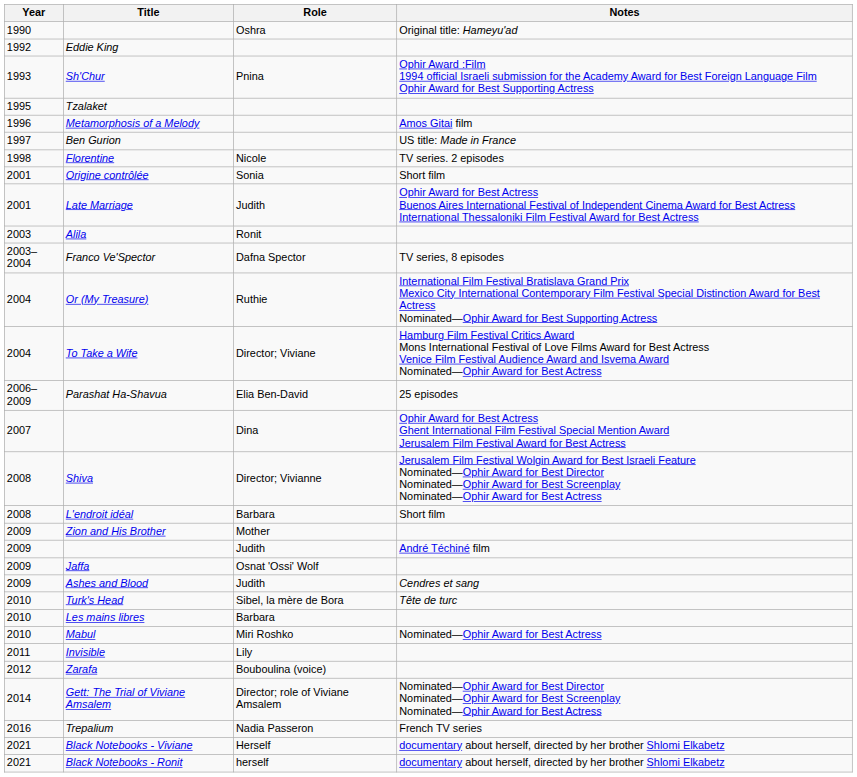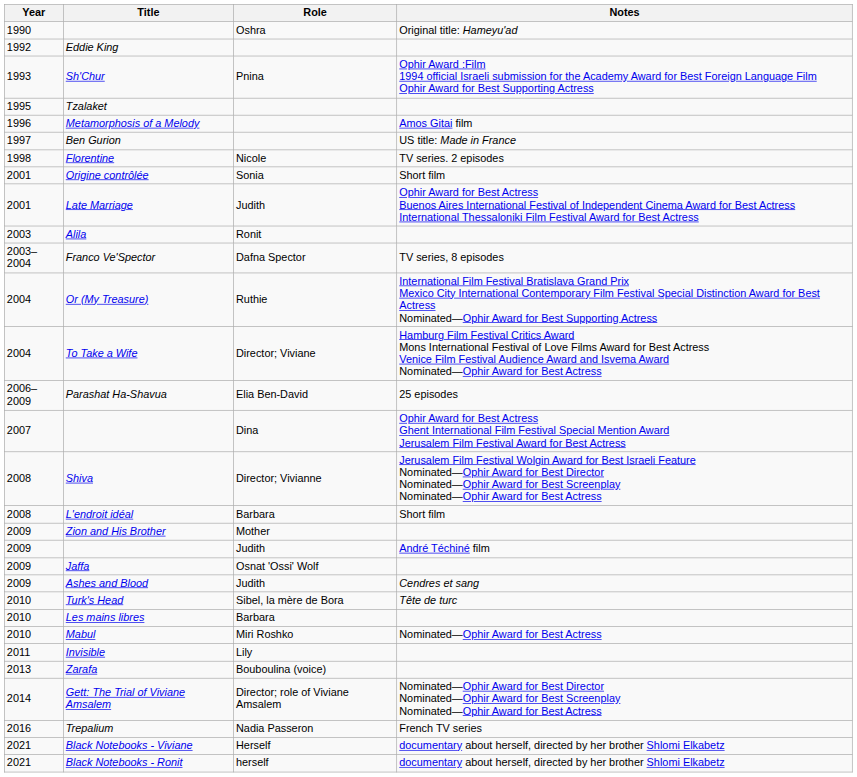(19, 669) 2012 -> (19, 669) 2013
